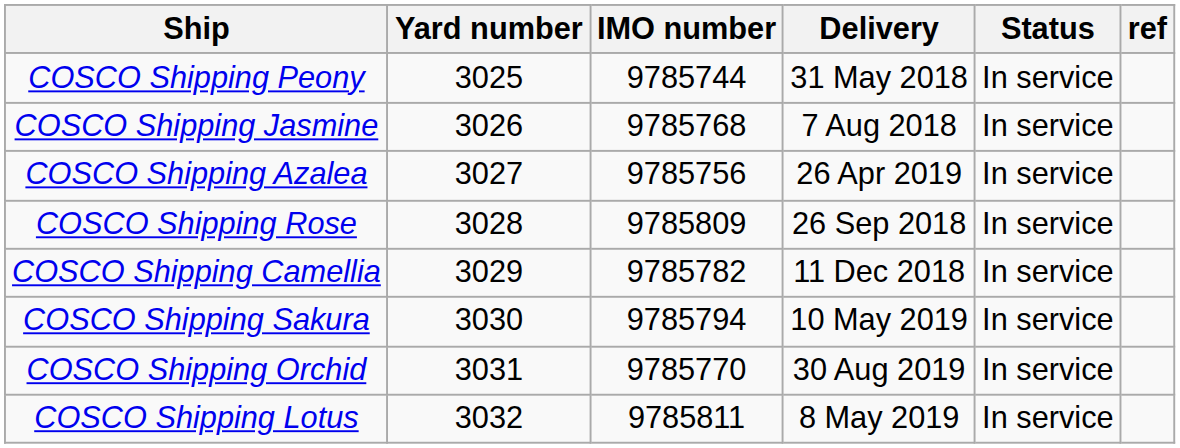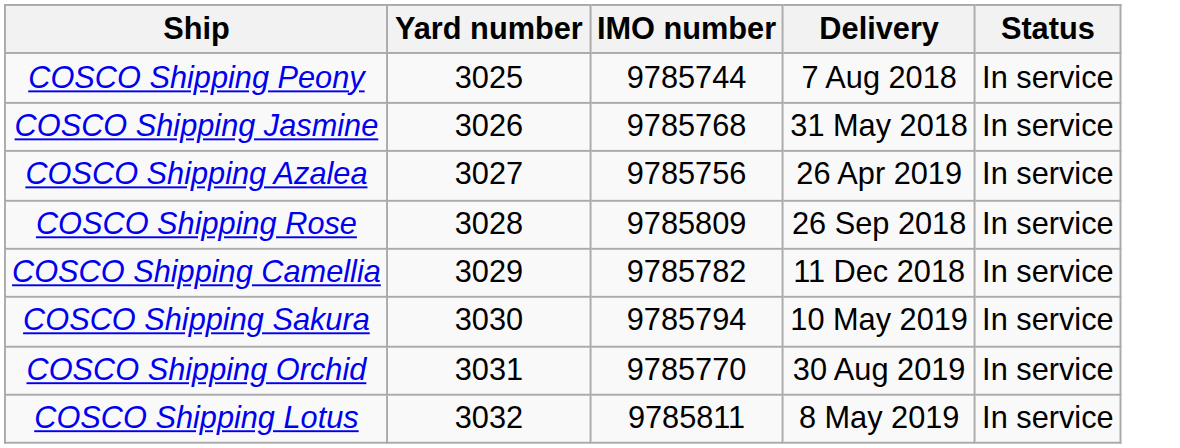- column: (1147, 28)
(879, 77) 31 May 2018 -> (879, 77) 7 Aug 2018
(879, 126) 7 Aug 2018 -> (879, 126) 31 May 2018
